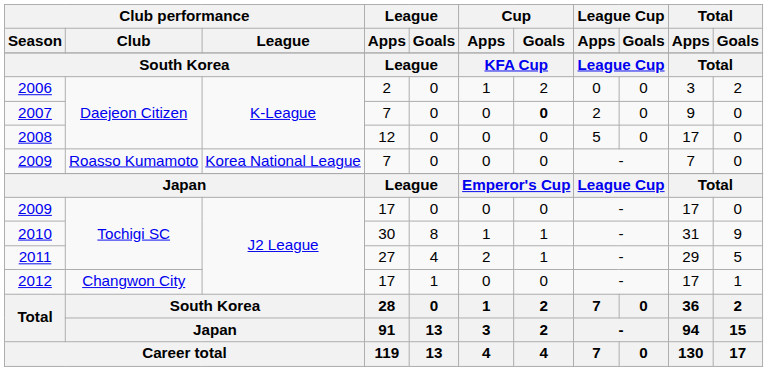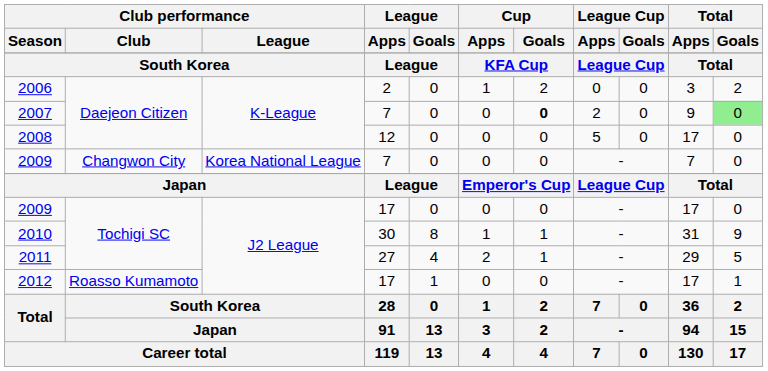(738, 112) no background -> (738, 112) lightgreen background
(134, 161) Roasso Kumamoto -> (134, 161) Changwon City
(134, 281) Changwon City -> (134, 281) Roasso Kumamoto
